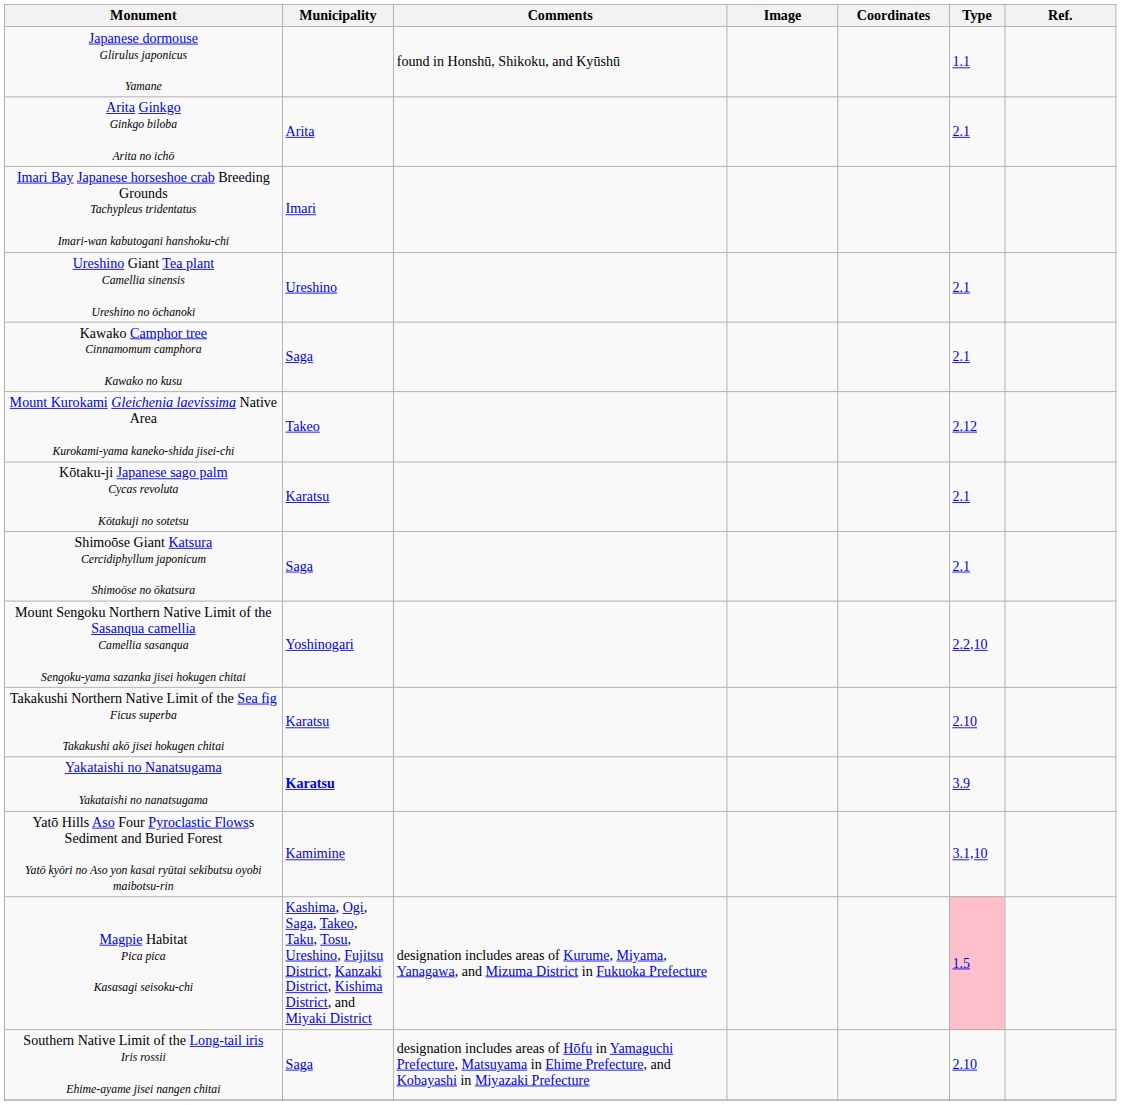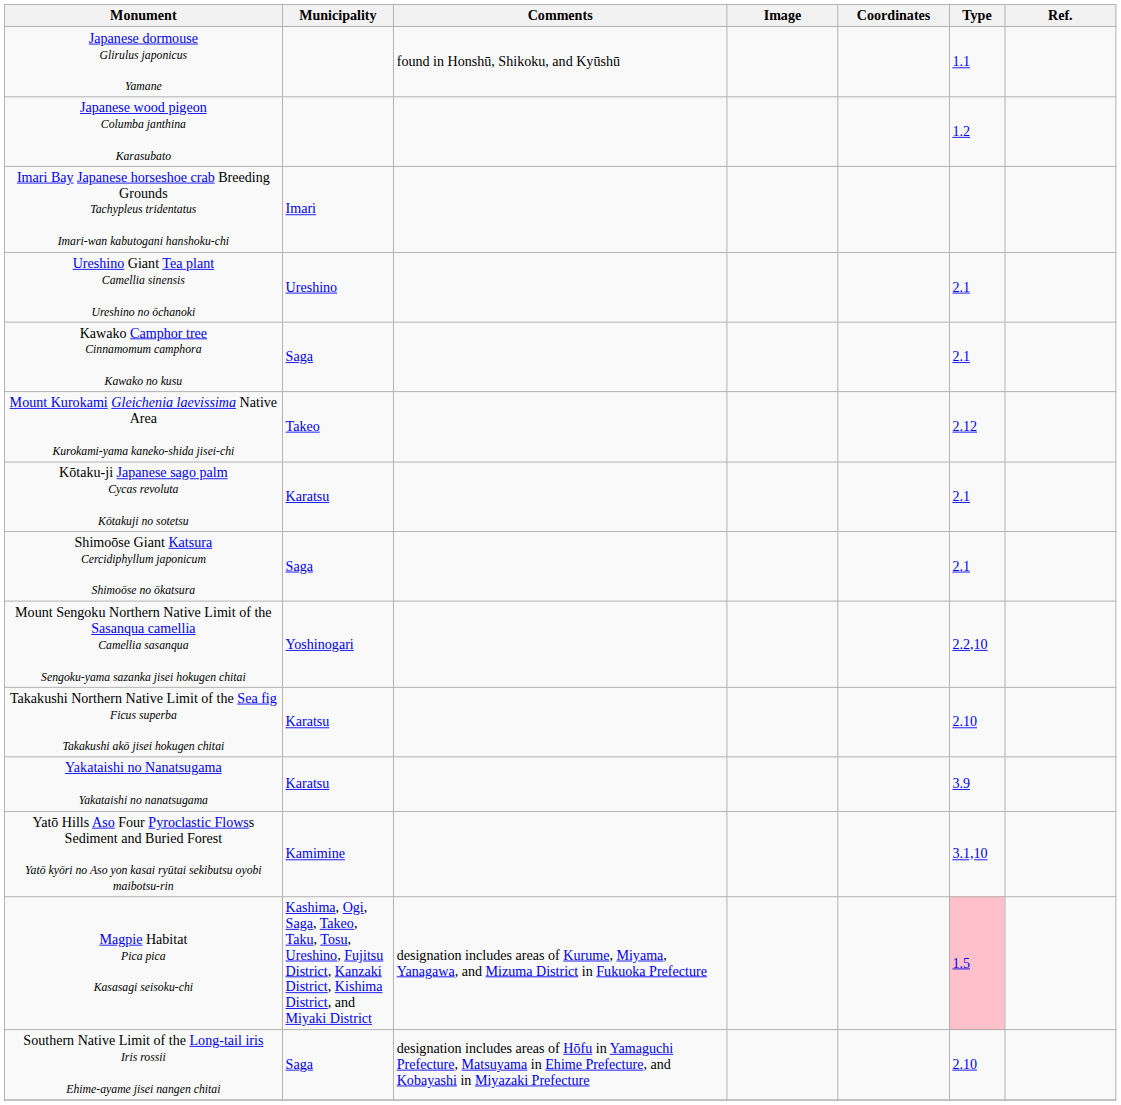+ row: (143, 131)
- row: (143, 131)
(310, 784) bold -> (307, 784) normal
